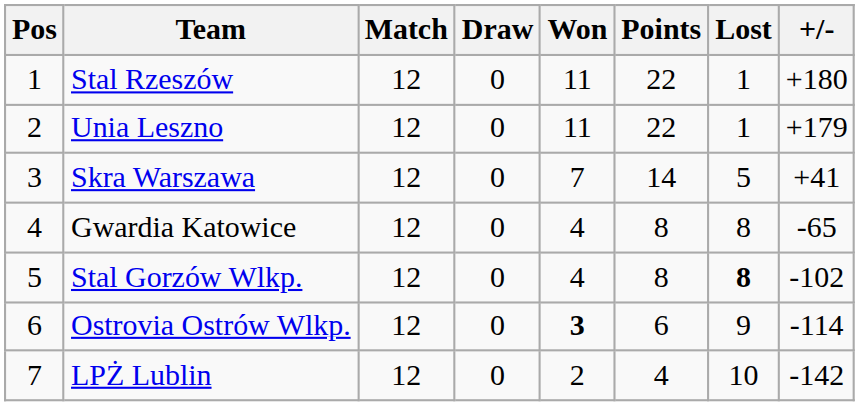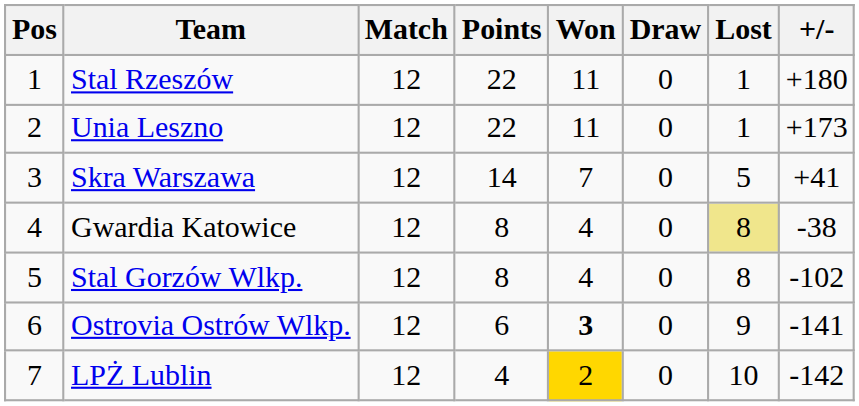columns swapped: (661, 29) <-> (498, 29)
(817, 128) +179 -> (817, 128) +173
(743, 227) no background -> (743, 227) khaki background
(817, 227) -65 -> (817, 227) -38
(743, 276) bold -> (743, 276) normal
(817, 325) -114 -> (817, 325) -141
(577, 375) no background -> (586, 375) gold background
